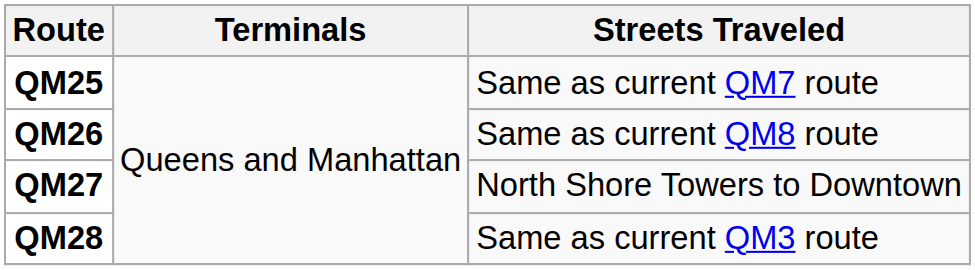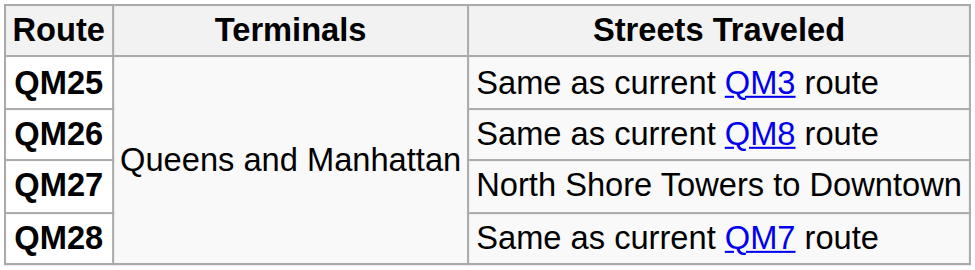(678, 82) Same as current QM7 route -> (678, 82) Same as current QM3 route
(678, 237) Same as current QM3 route -> (678, 237) Same as current QM7 route
